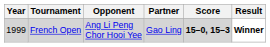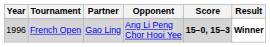columns swapped: (164, 12) <-> (114, 12)
(16, 30) 1999 -> (16, 30) 1996
